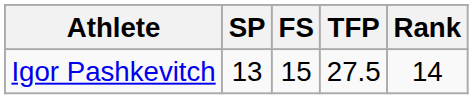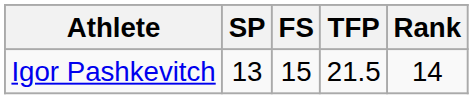(354, 71) 27.5 -> (354, 71) 21.5
